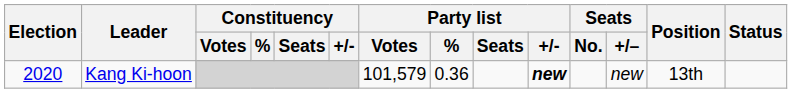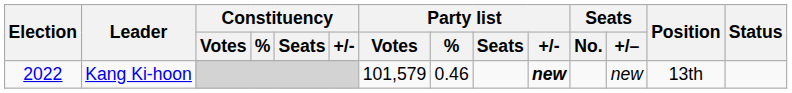(43, 74) 2020 -> (43, 74) 2022
(452, 74) 0.36 -> (452, 74) 0.46
